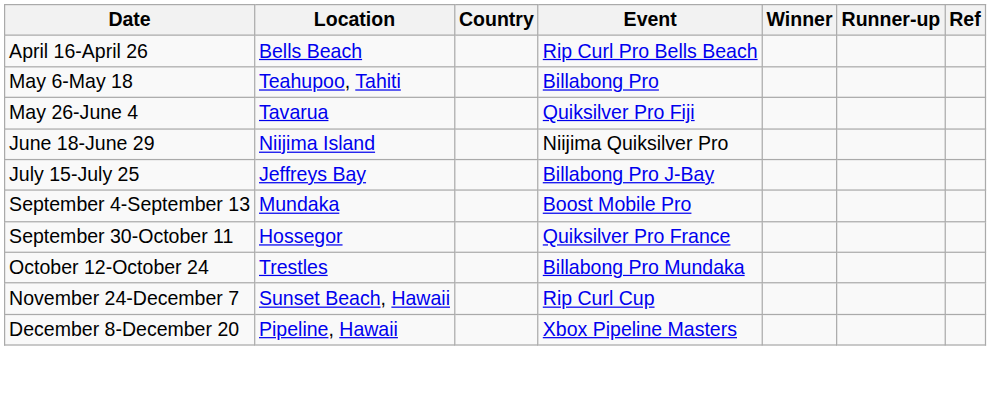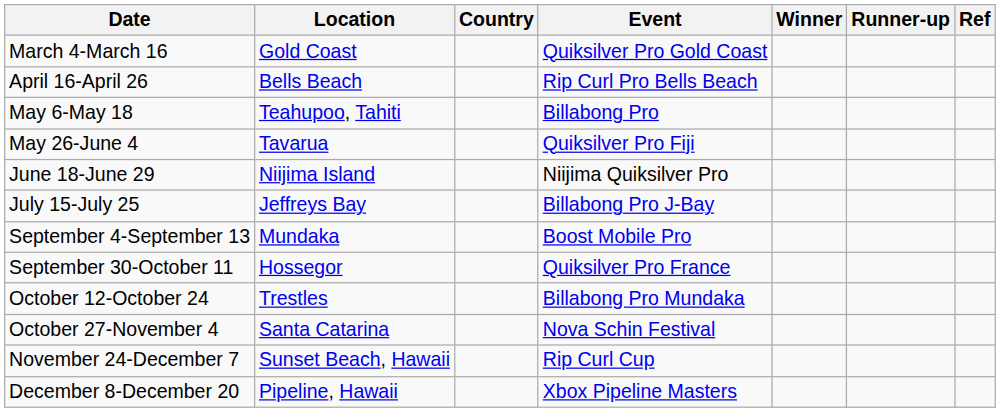+ row: (88, 50)
+ row: (114, 329)
